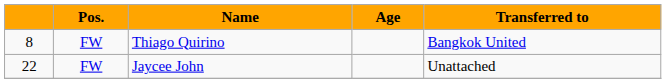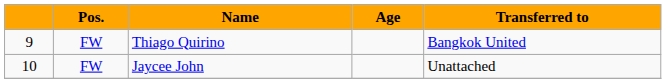(29, 41) 8 -> (29, 41) 9
(29, 66) 22 -> (29, 66) 10
